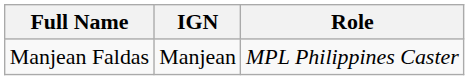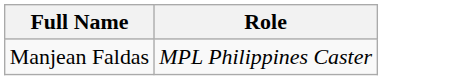- column: (198, 21)
